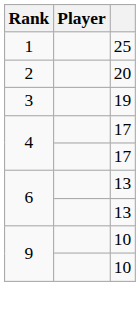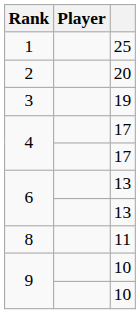+ row: (29, 239)
